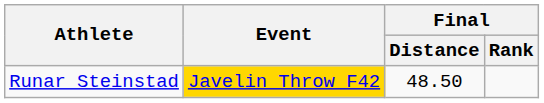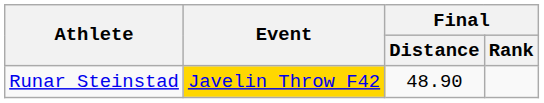(434, 82) 48.50 -> (434, 82) 48.90
